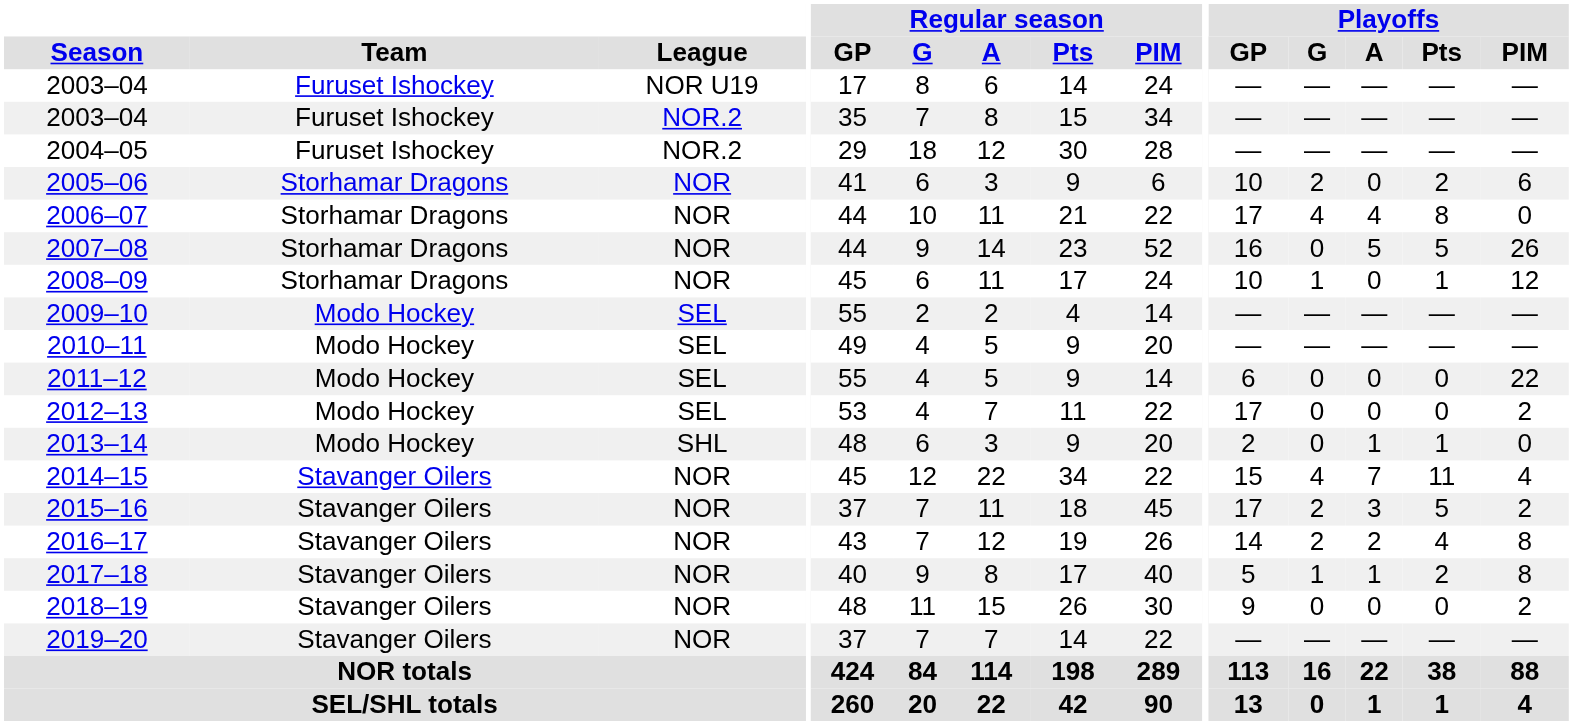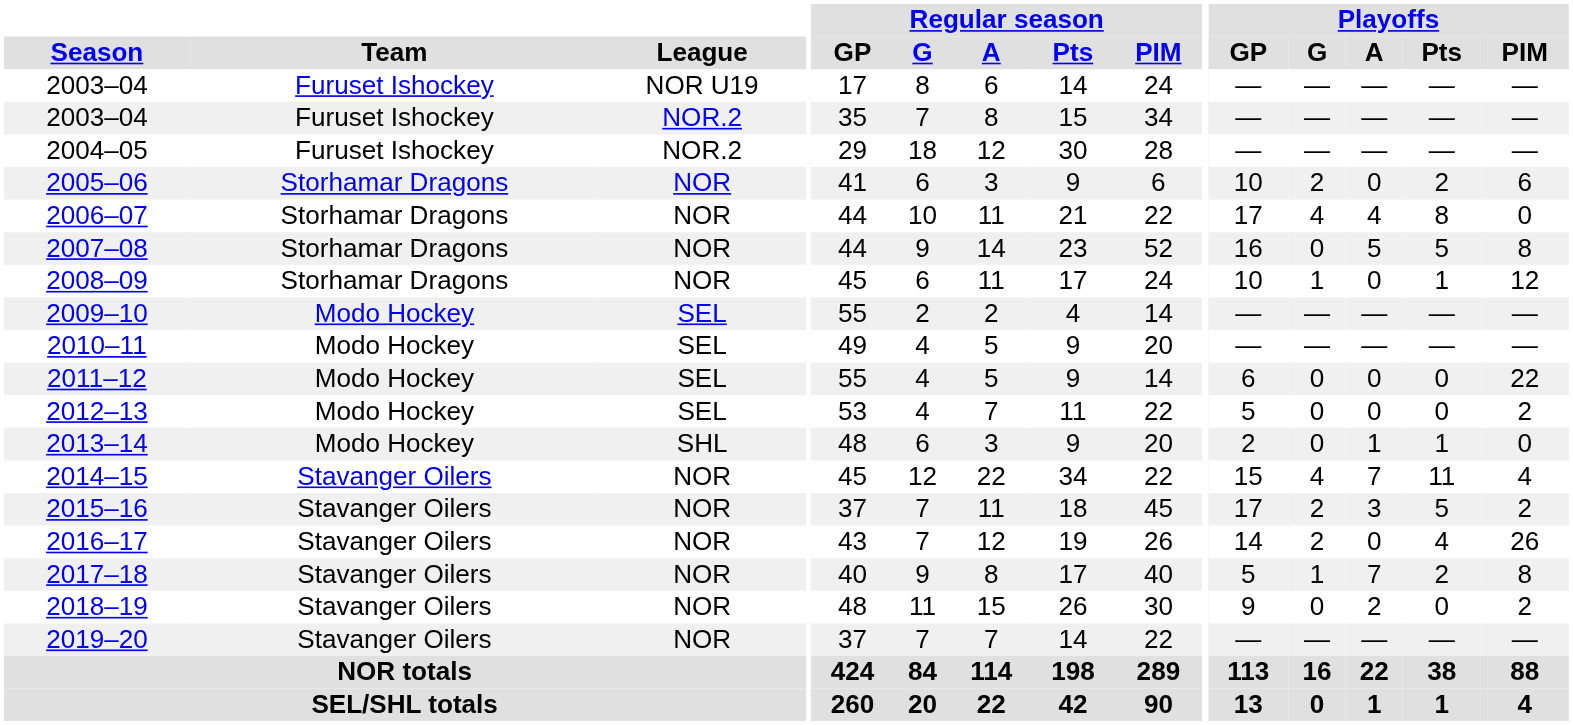(1525, 248) 26 -> (1525, 248) 8
(1248, 411) 17 -> (1248, 411) 5
(1374, 541) 2 -> (1374, 541) 0
(1525, 541) 8 -> (1525, 541) 26
(1374, 574) 1 -> (1374, 574) 7
(1374, 606) 0 -> (1374, 606) 2
